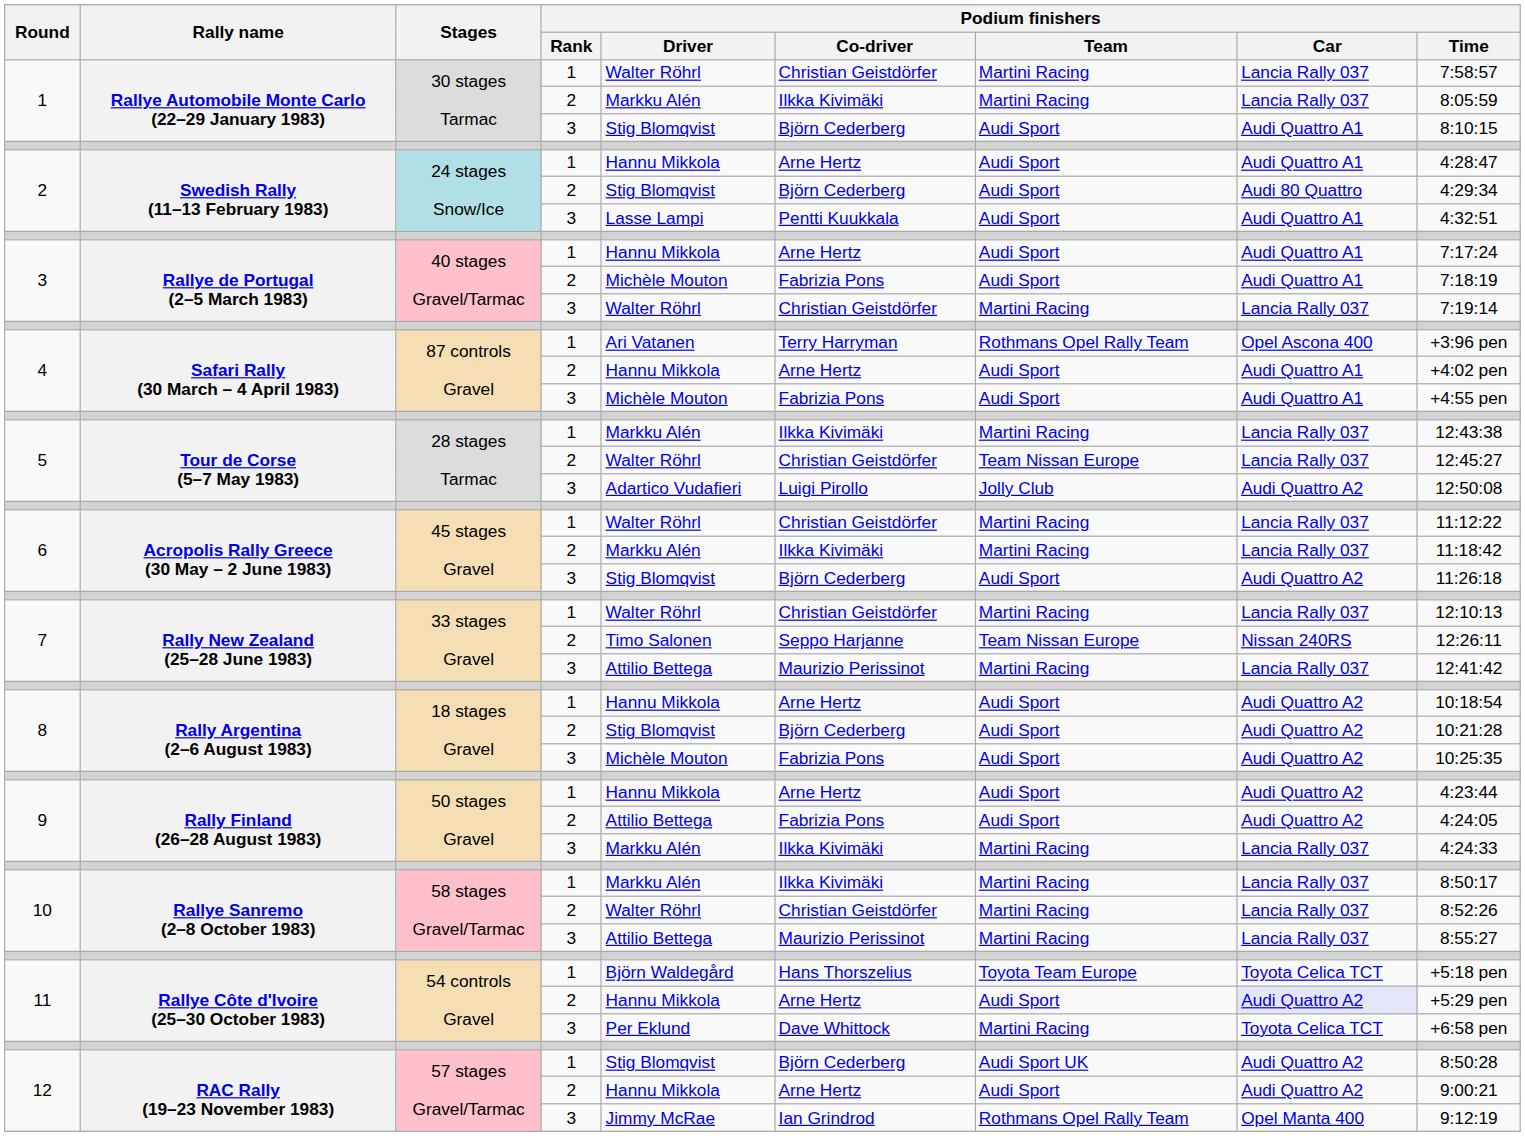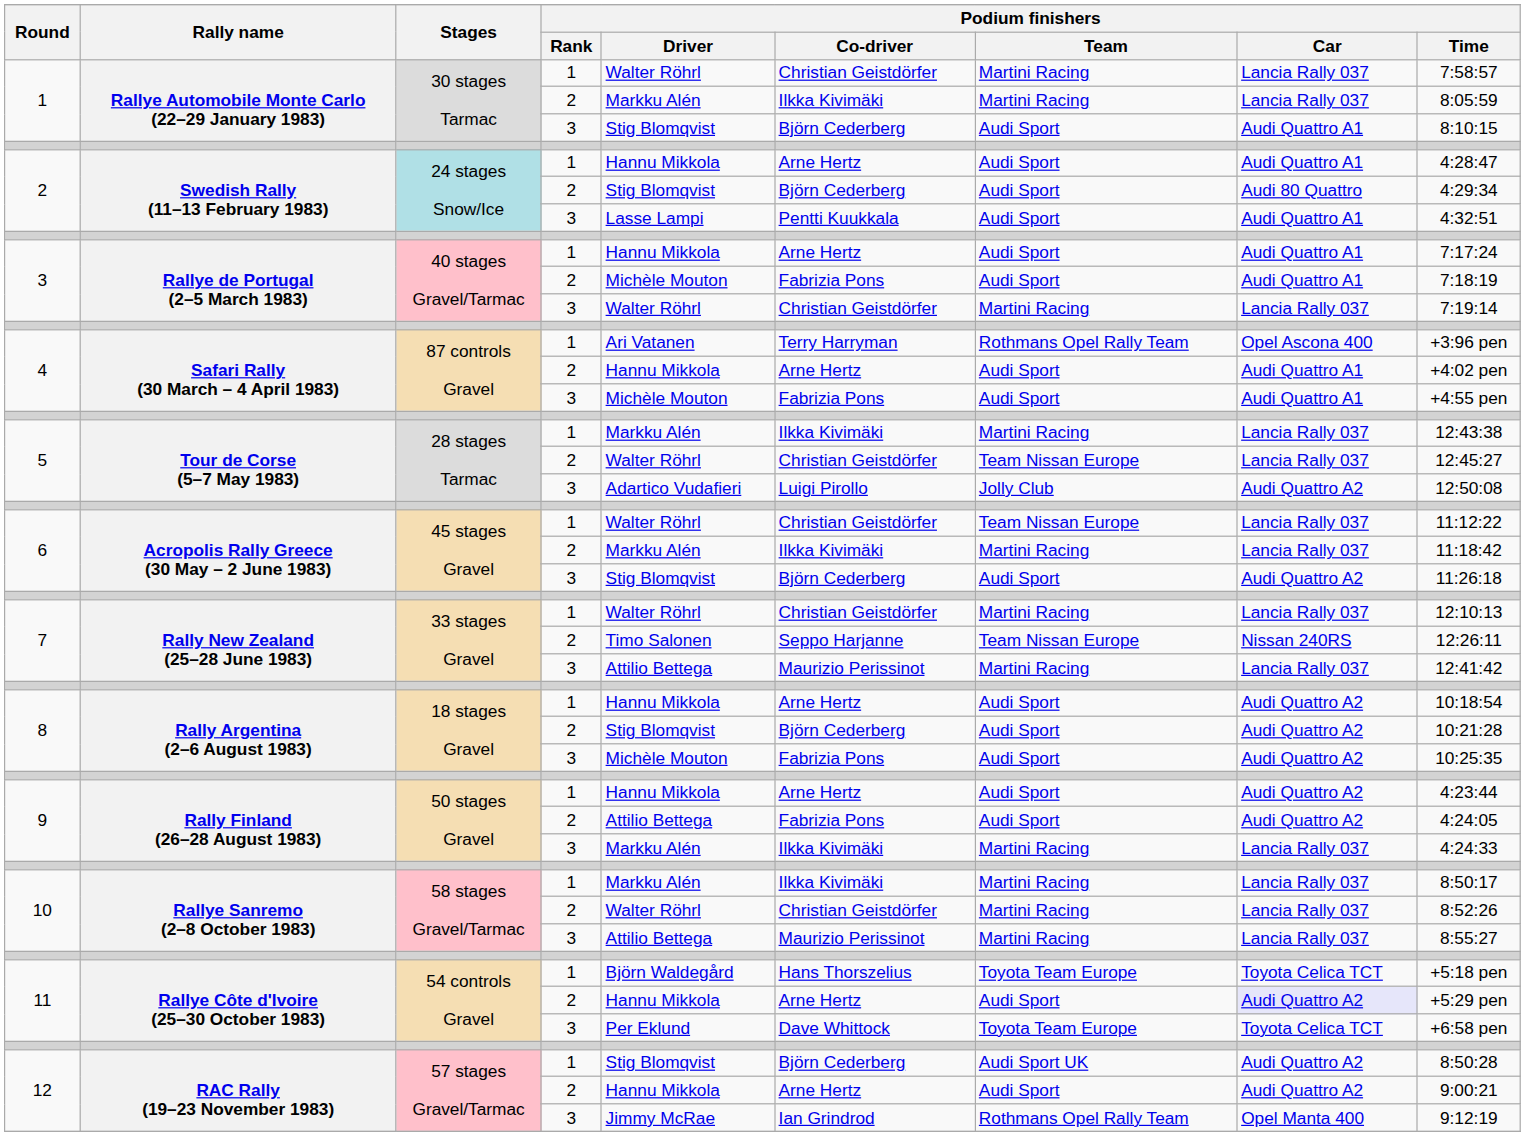(1034, 523) Martini Racing -> (1059, 523) Team Nissan Europe
(1034, 1028) Martini Racing -> (1058, 1028) Toyota Team Europe
